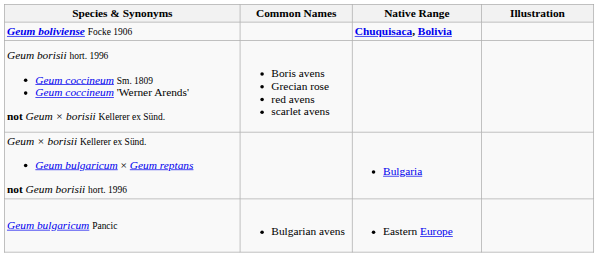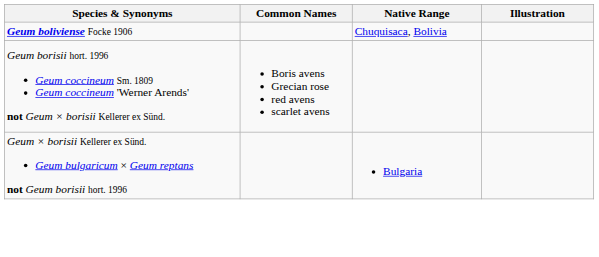(403, 31) bold -> (401, 31) normal
- row: (62, 225)
